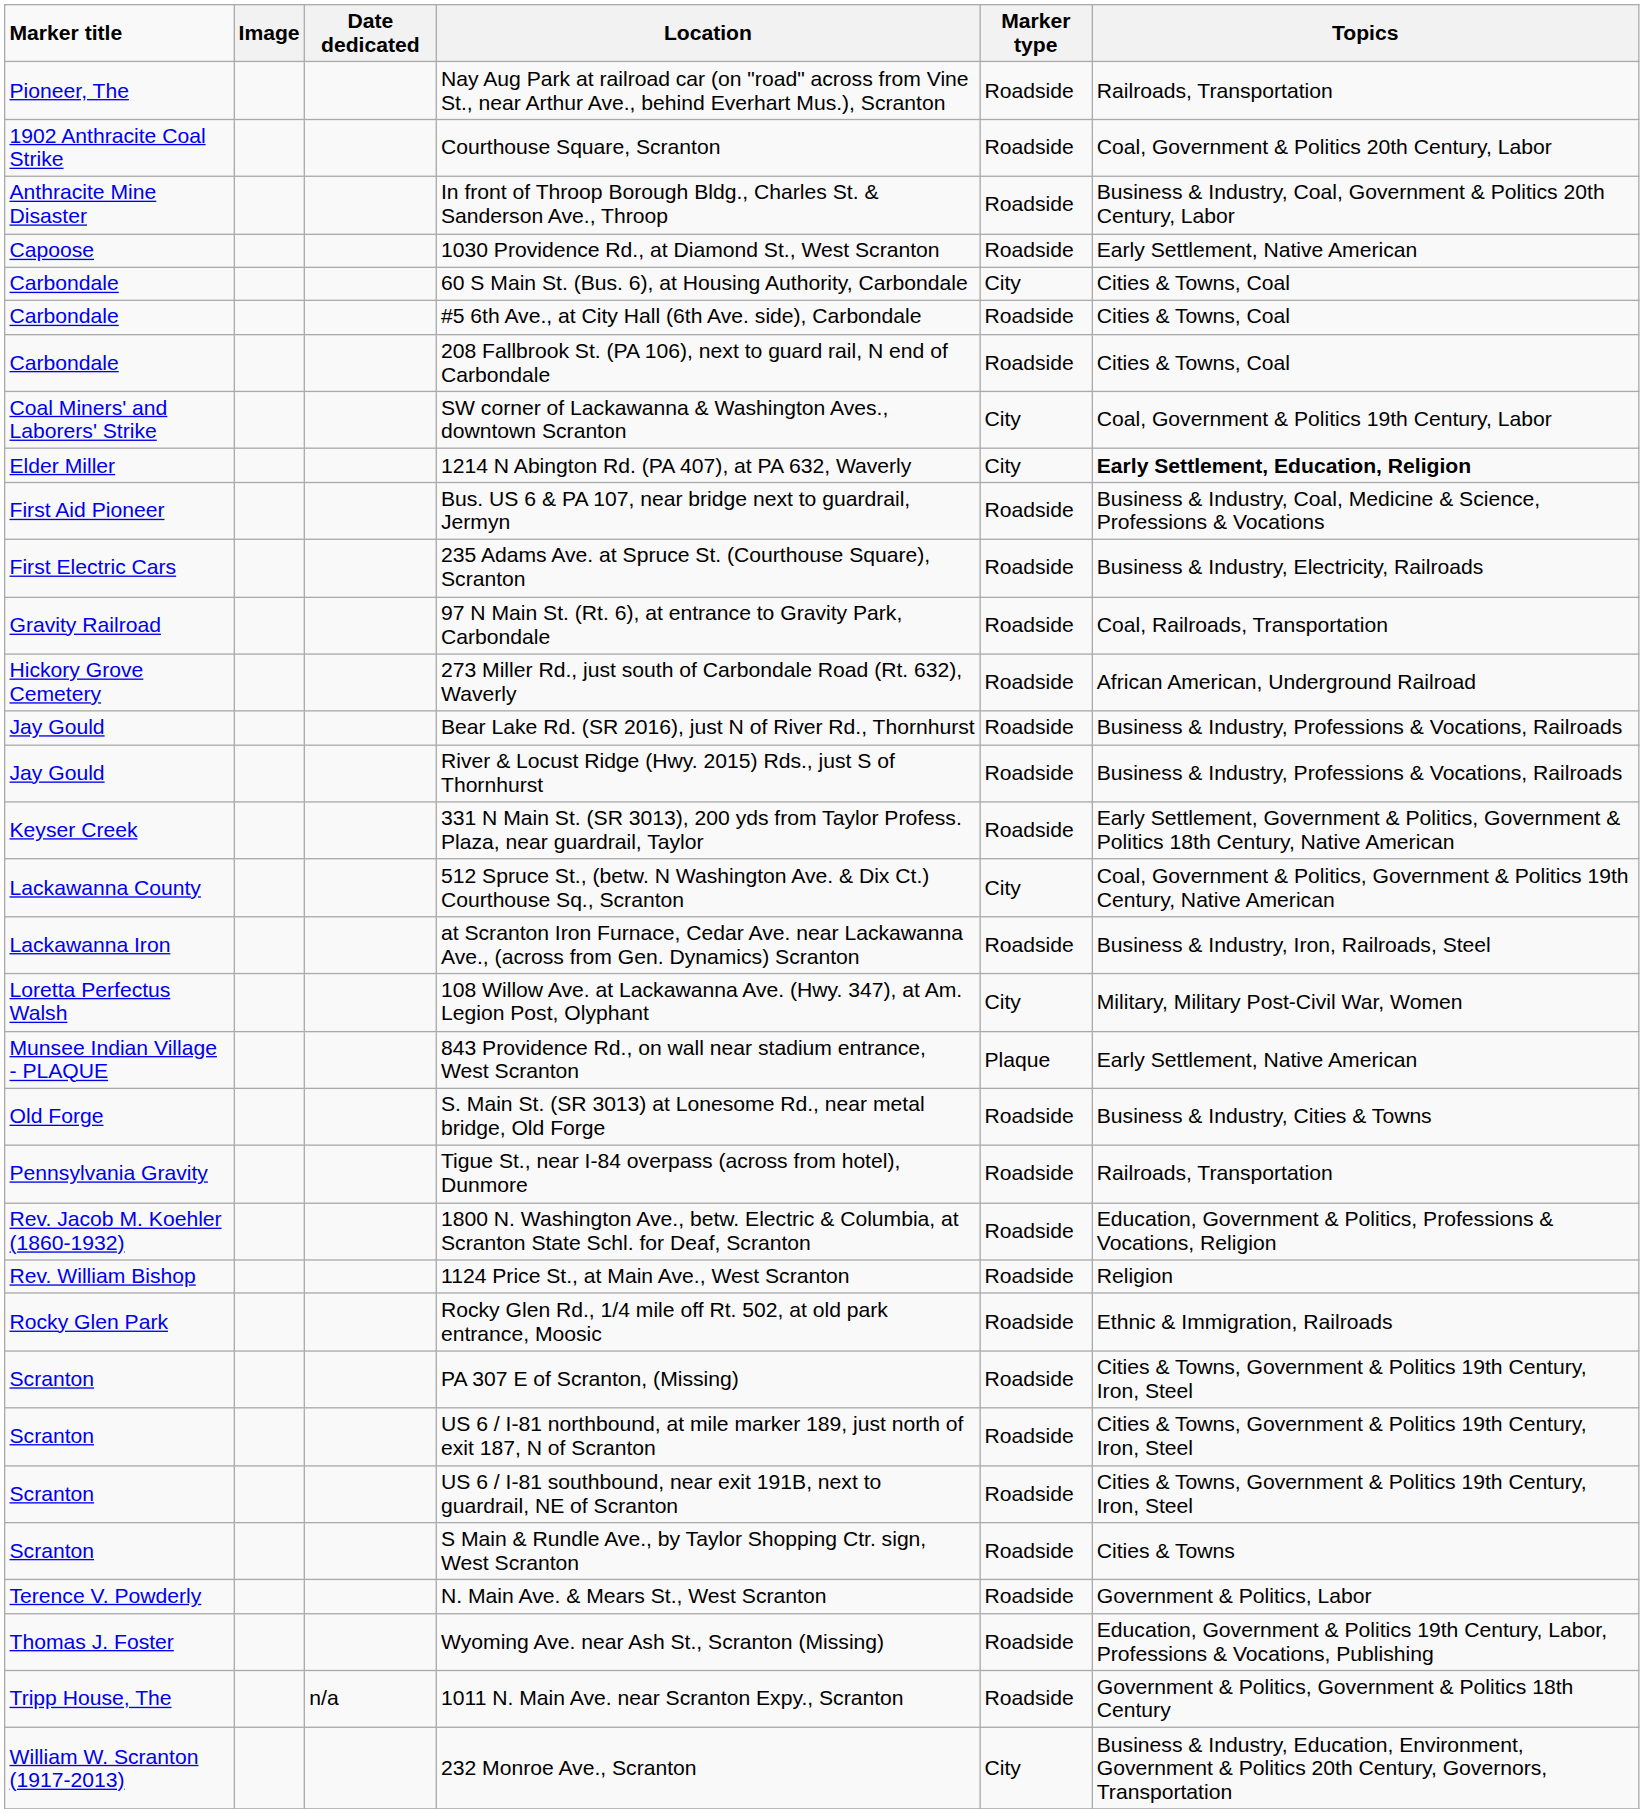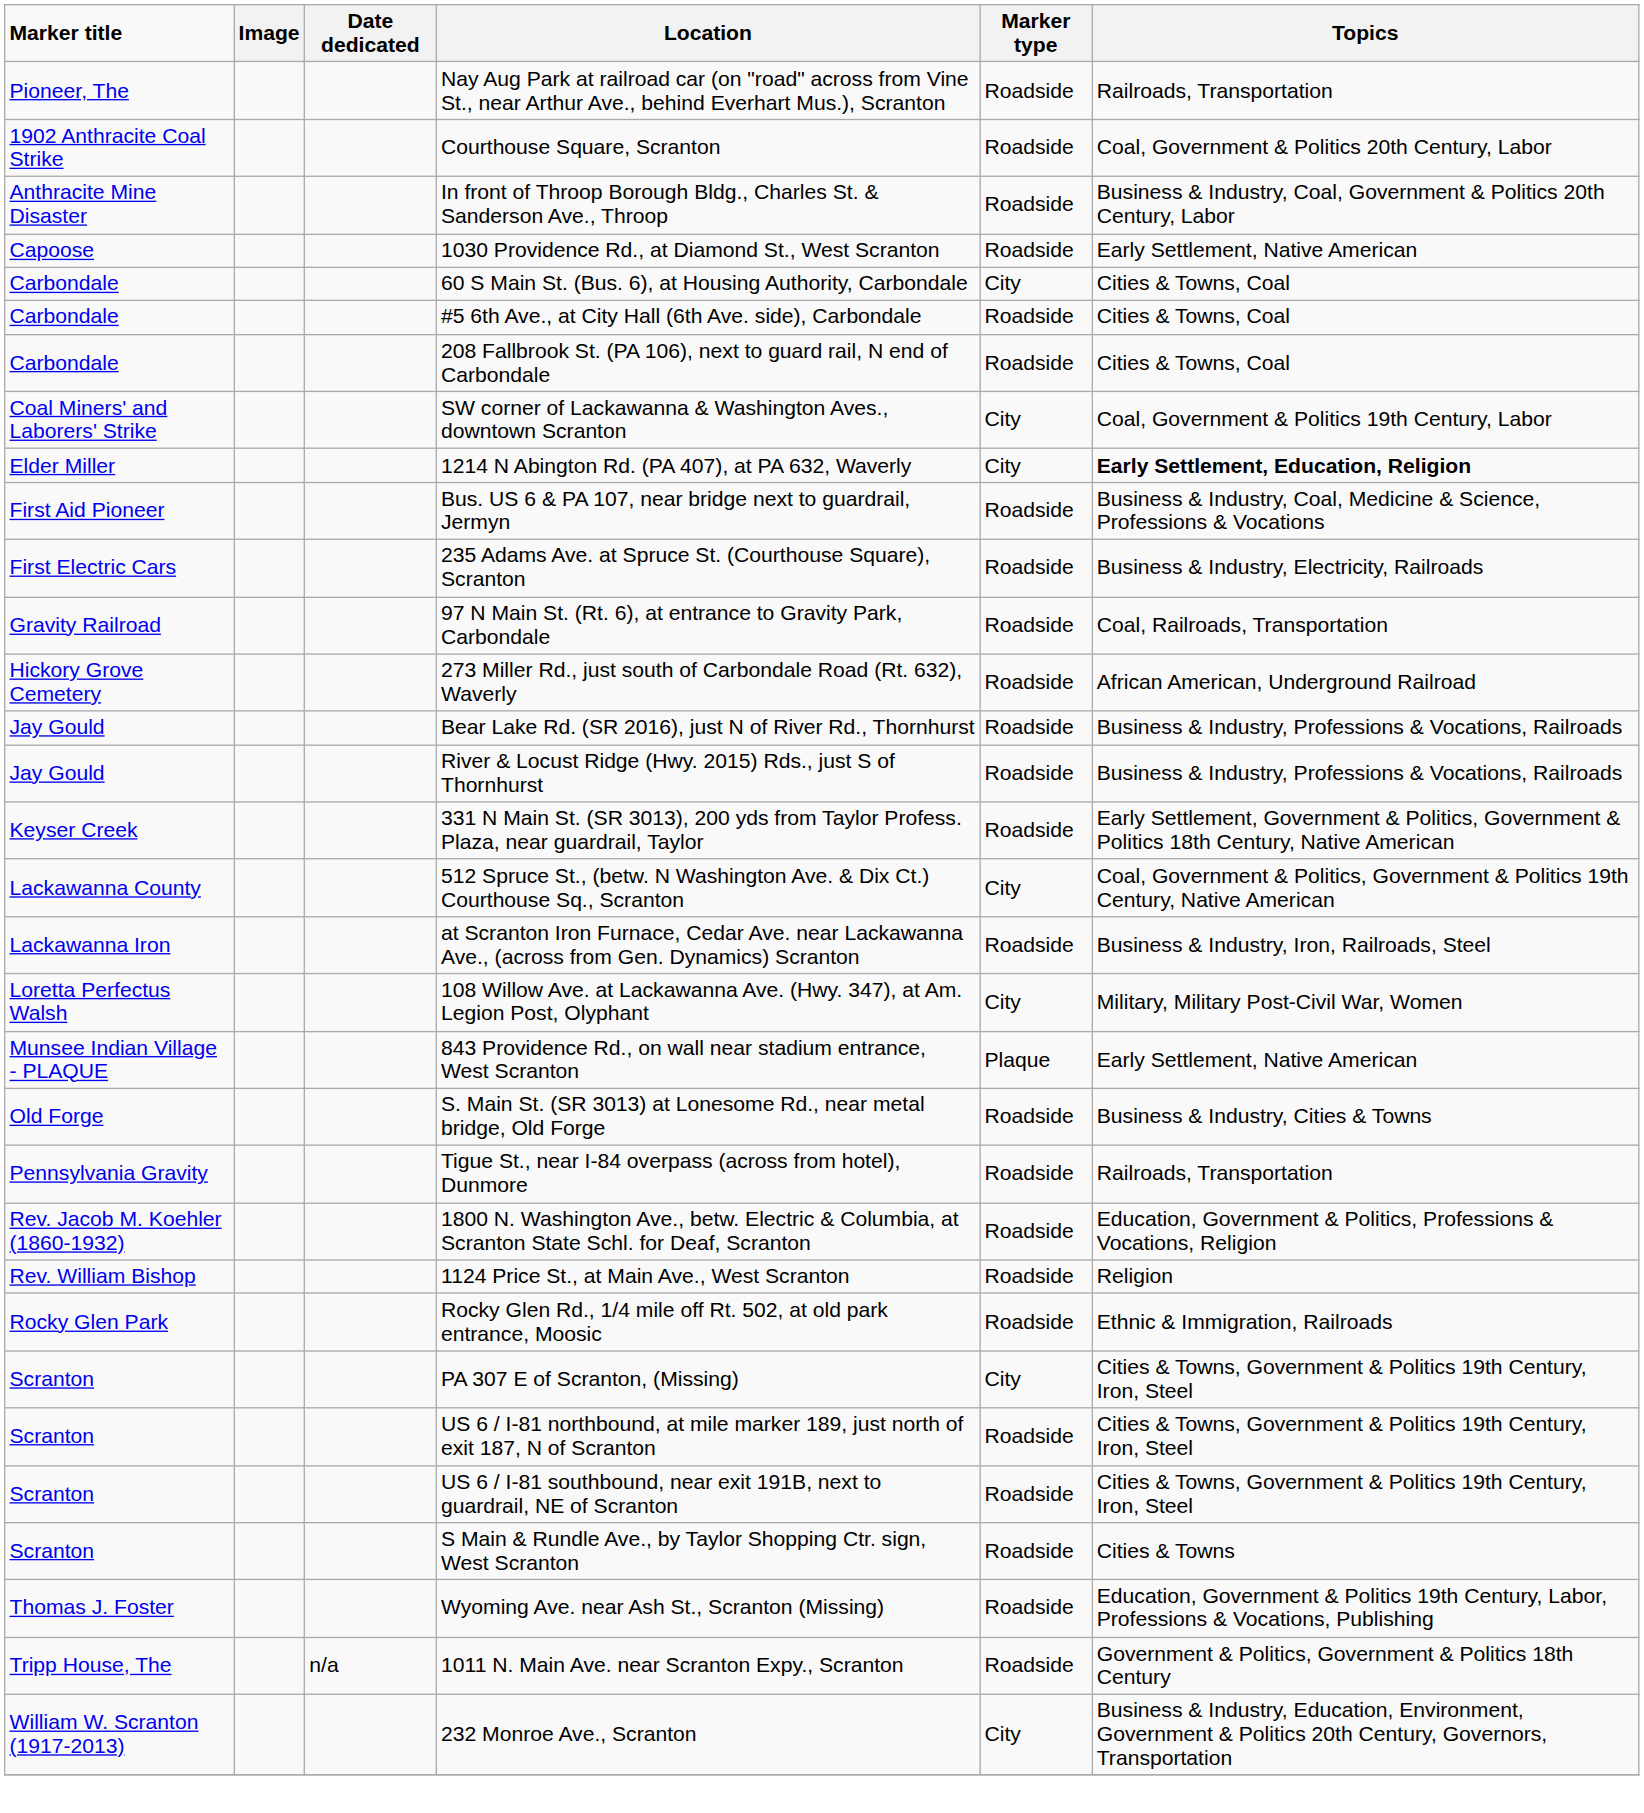(1029, 1379) Roadside -> (1003, 1379) City
- row: (634, 1596)
